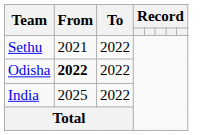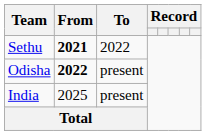(73, 47) normal -> (73, 47) bold
(115, 71) 2022 -> (122, 71) present
(115, 94) 2022 -> (122, 94) present
